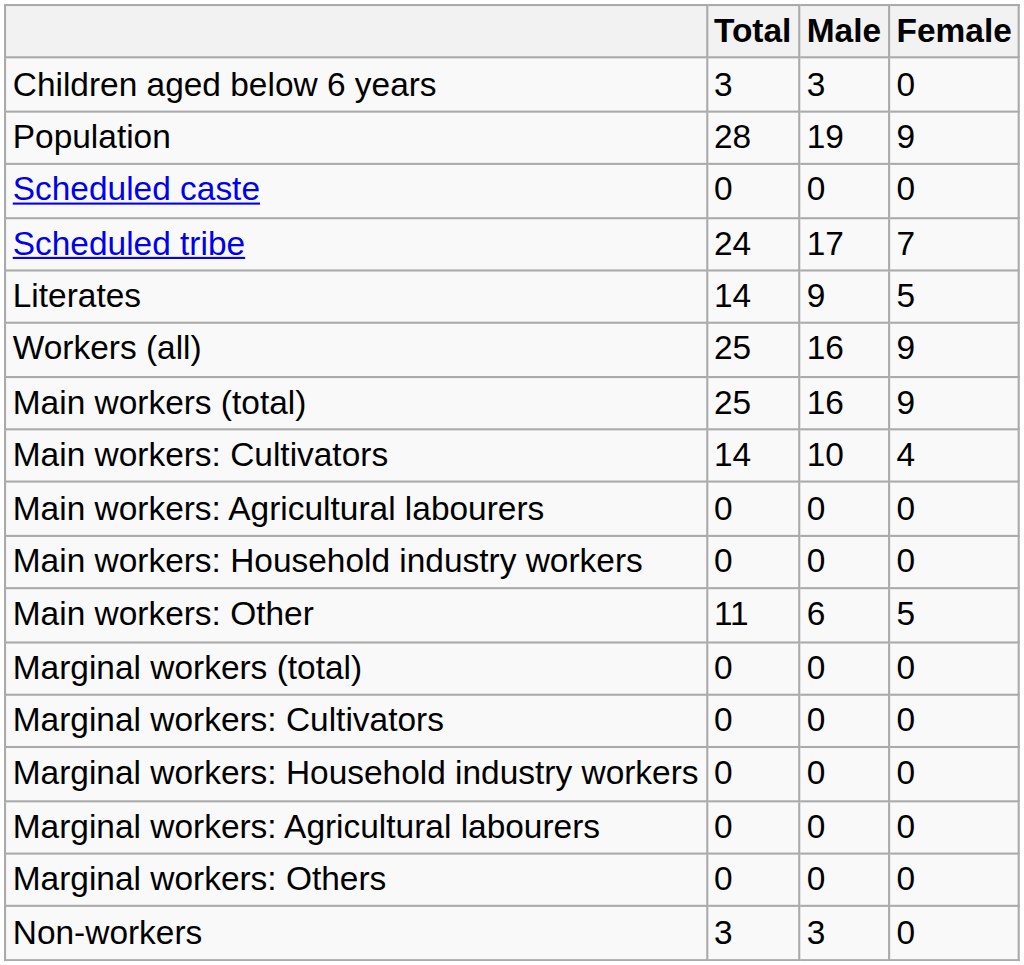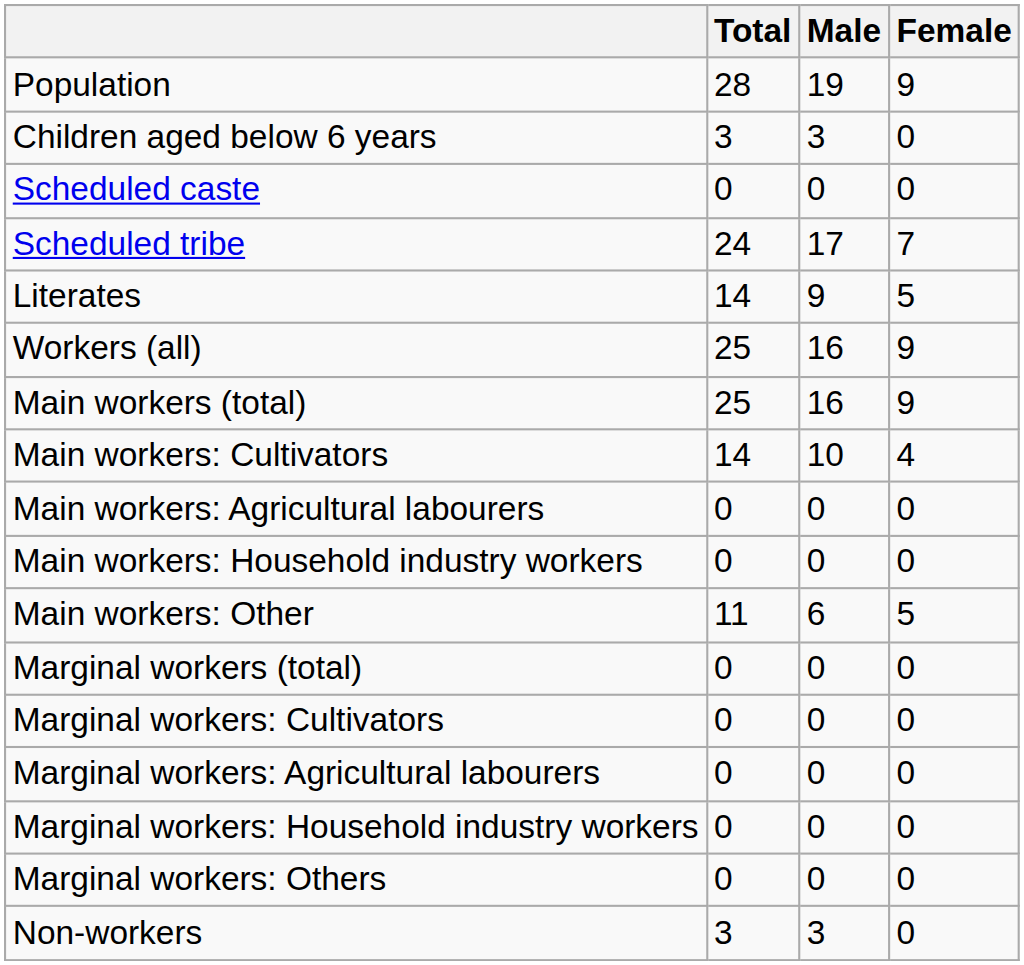rows swapped: (92, 137) <-> (225, 84)
rows swapped: (306, 826) <-> (356, 773)
